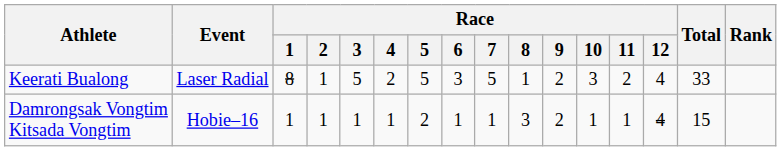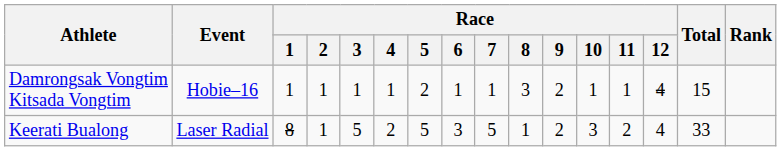rows swapped: (69, 79) <-> (88, 120)
